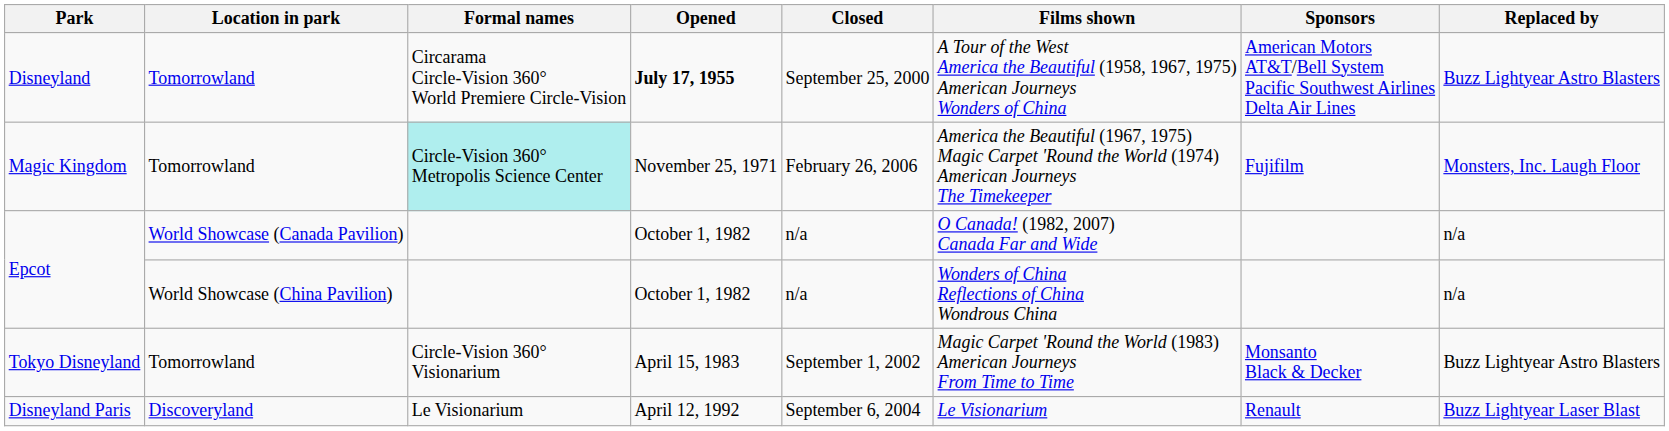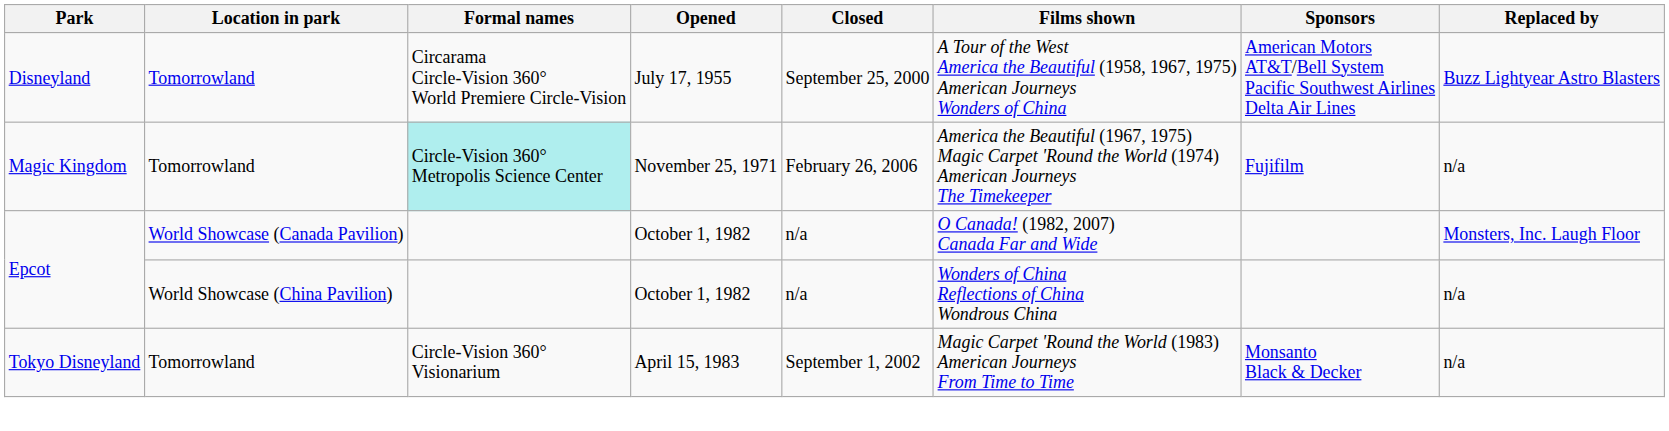(684, 77) bold -> (683, 77) normal
(1542, 166) Monsters, Inc. Laugh Floor -> (1454, 166) n/a
(1454, 235) n/a -> (1542, 235) Monsters, Inc. Laugh Floor
(1552, 362) Buzz Lightyear Astro Blasters -> (1454, 362) n/a
- row: (70, 410)
